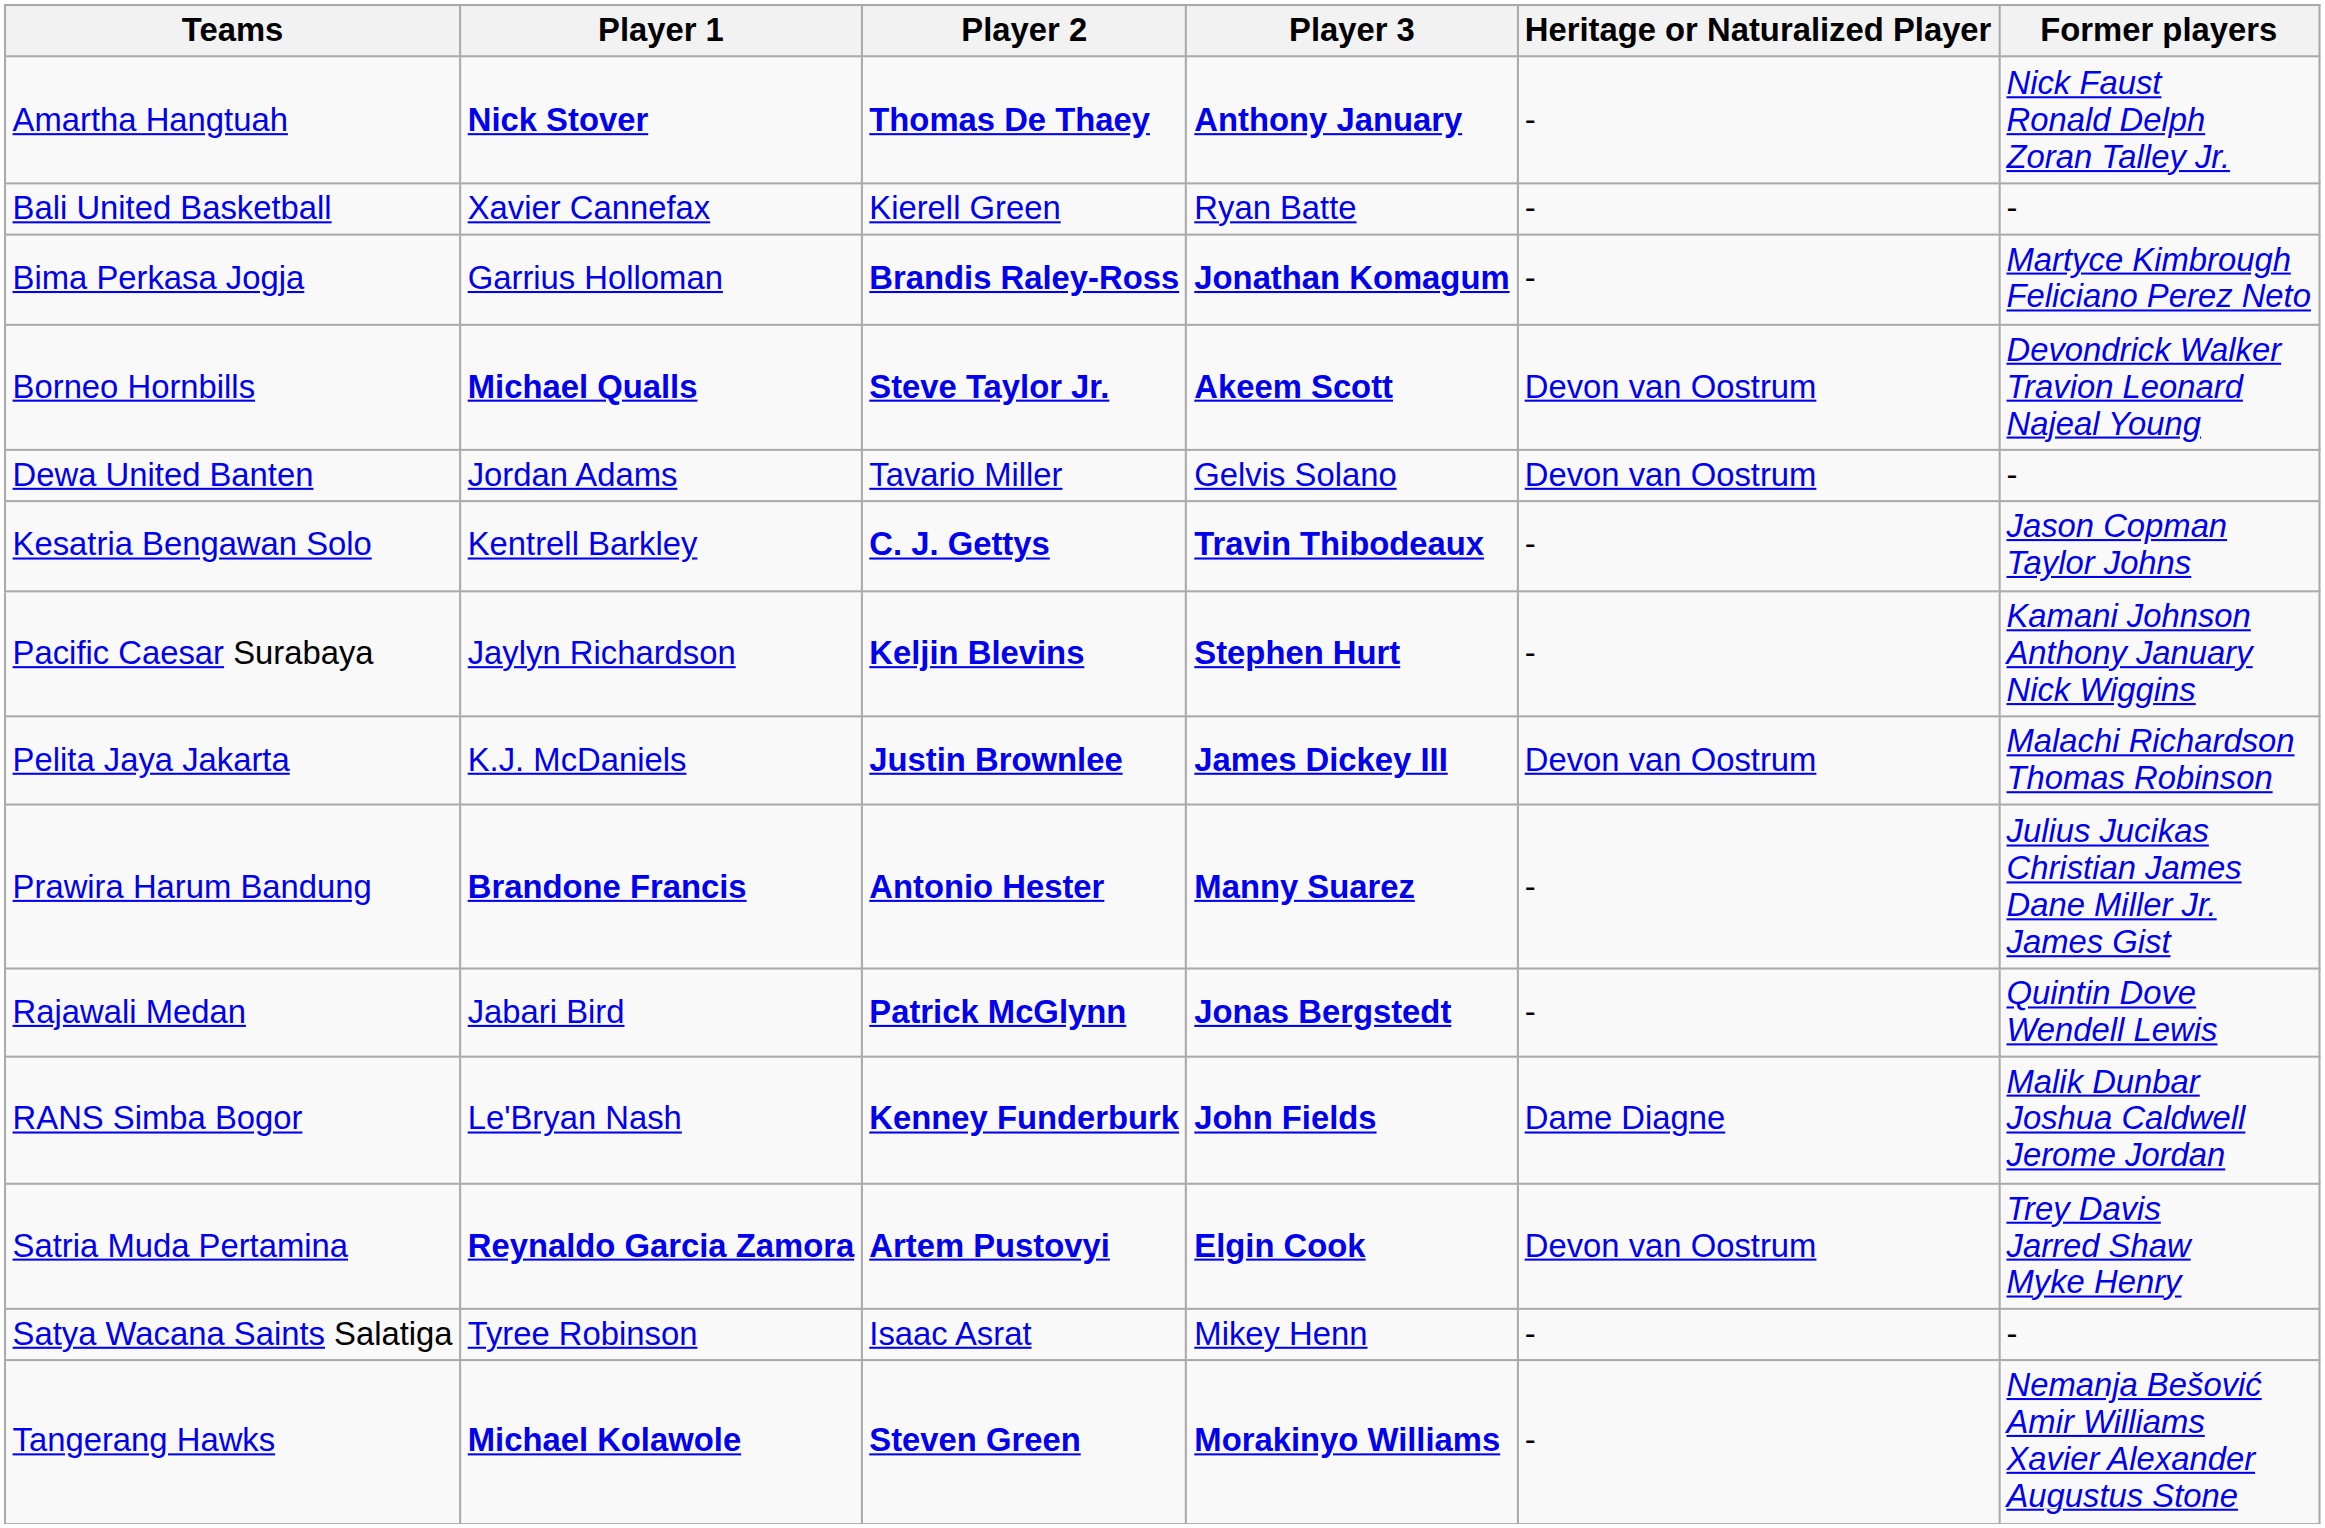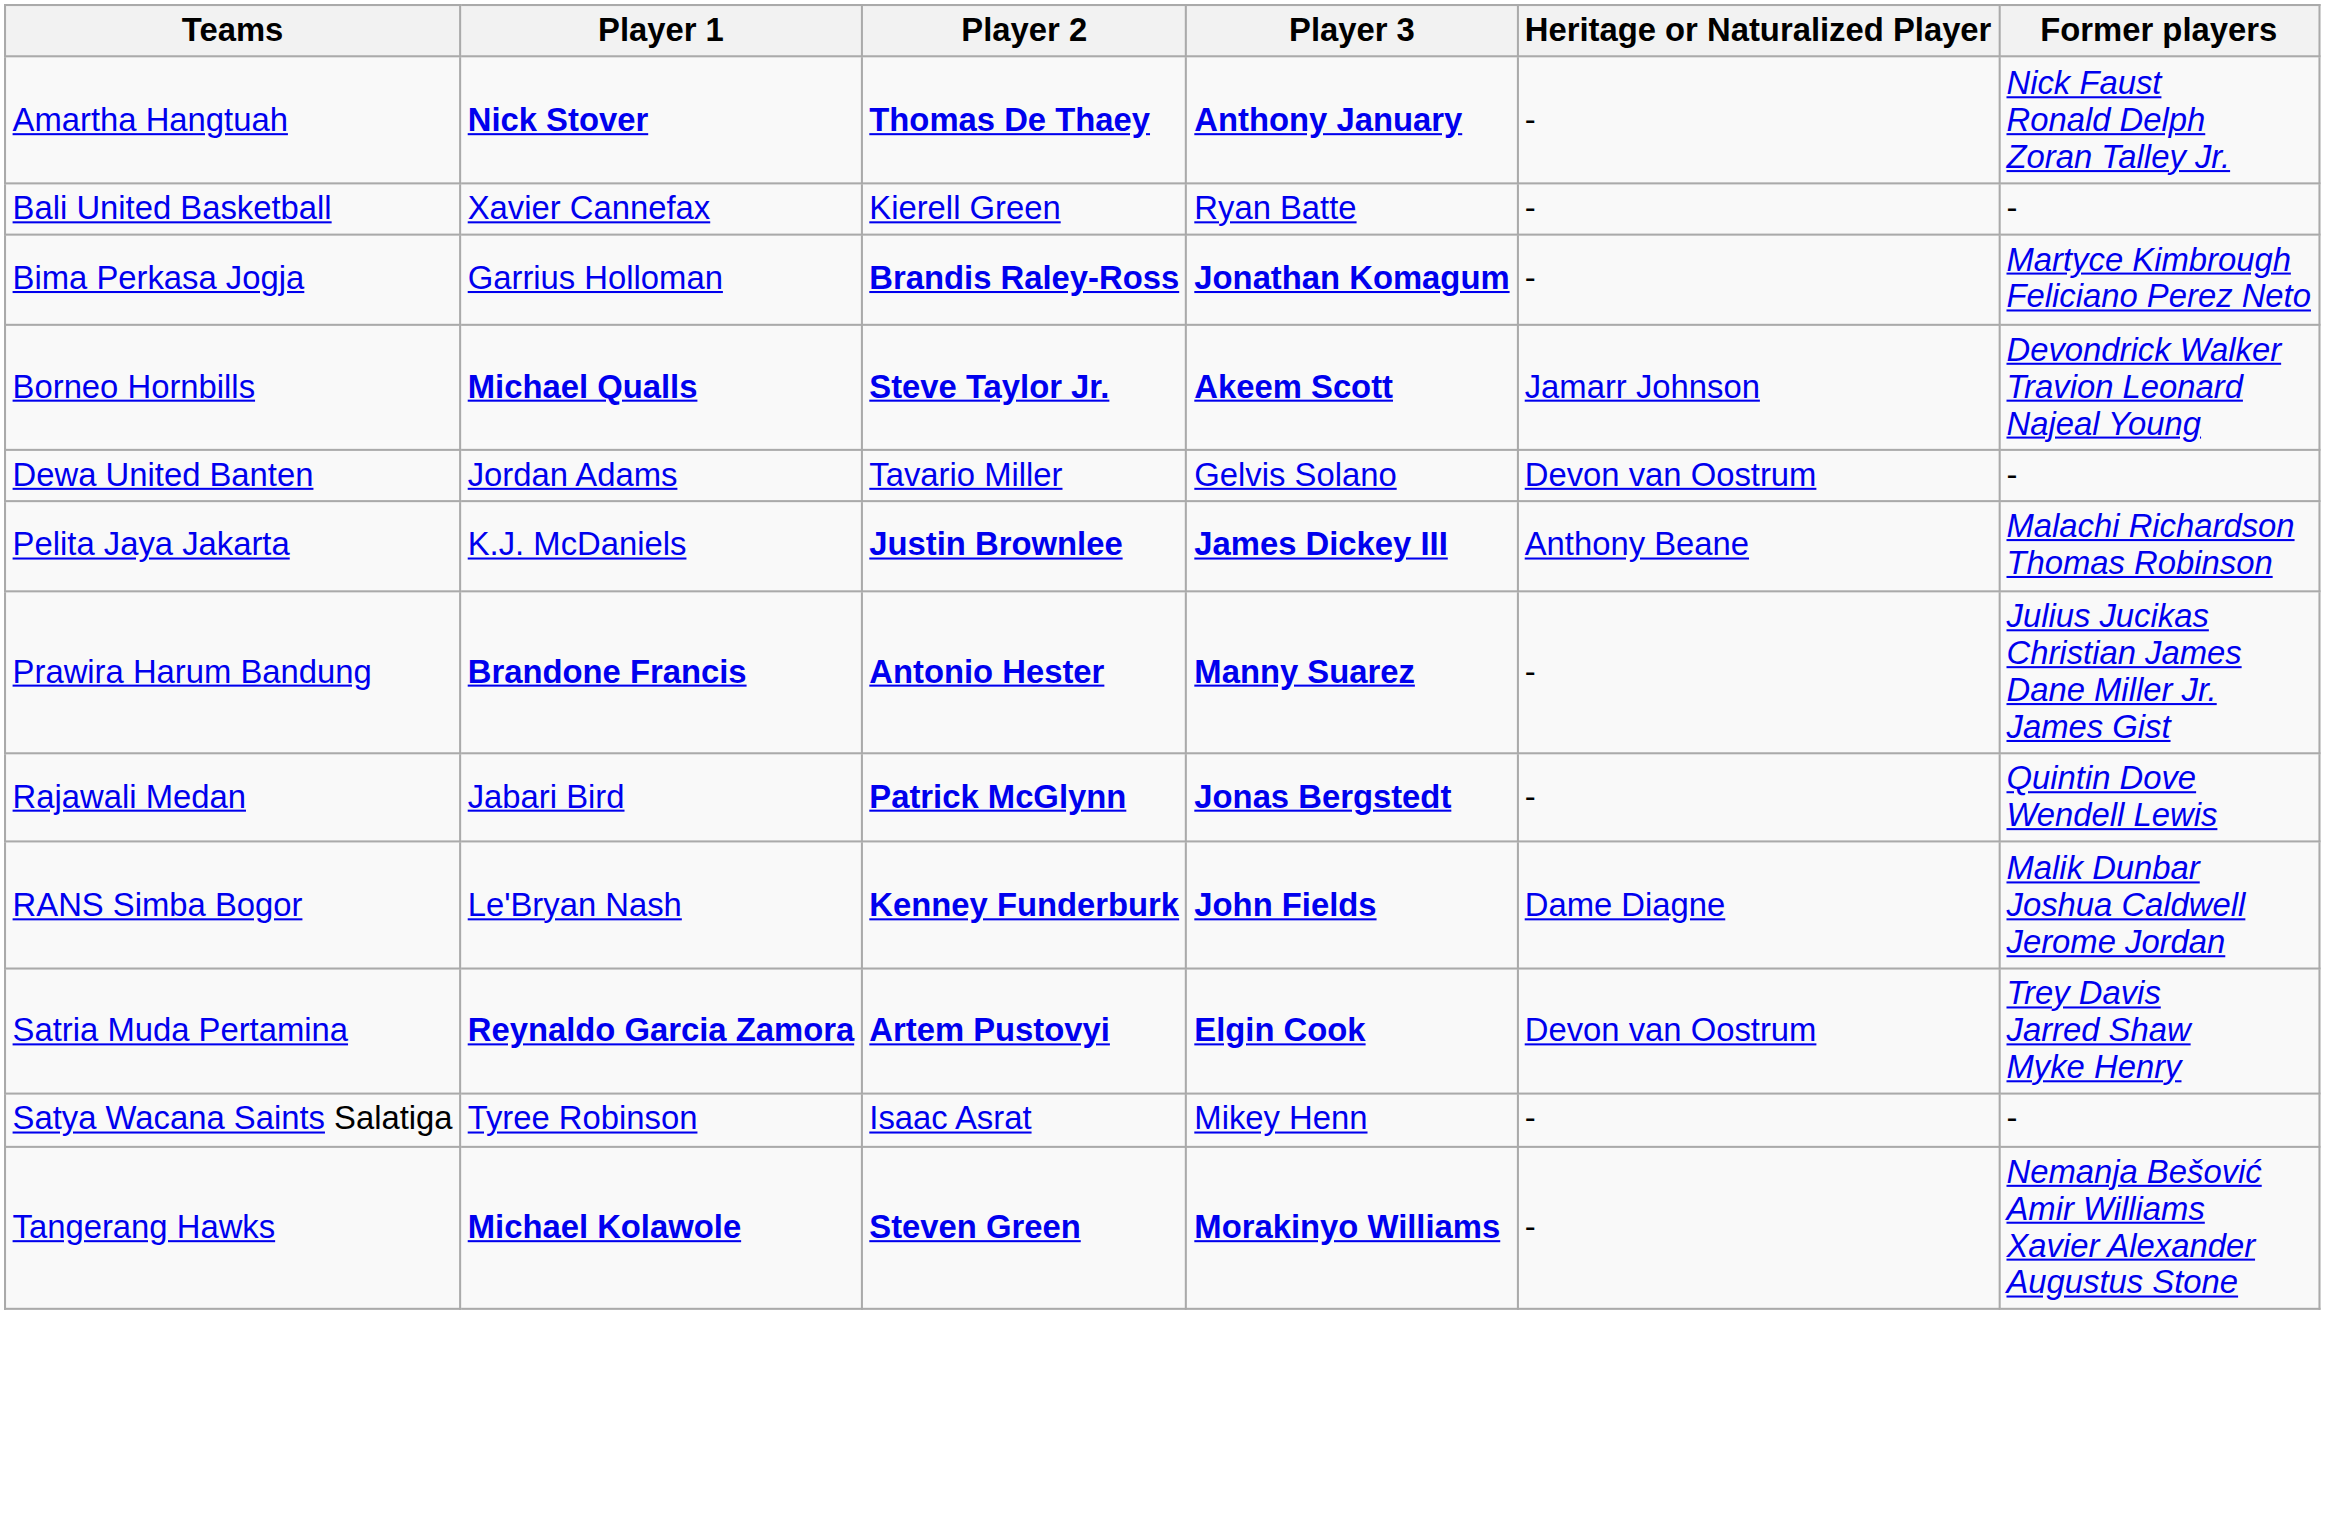(1671, 386) Devon van Oostrum -> (1642, 386) Jamarr Johnson
- row: (192, 545)
- row: (193, 652)
(1671, 760) Devon van Oostrum -> (1637, 545) Anthony Beane
